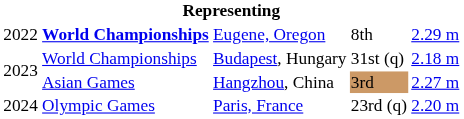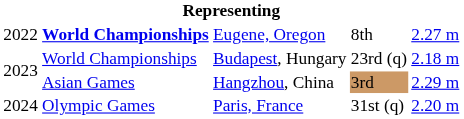(435, 34) 2.29 m -> (435, 34) 2.27 m
(377, 58) 31st (q) -> (379, 58) 23rd (q)
(435, 82) 2.27 m -> (435, 82) 2.29 m
(379, 105) 23rd (q) -> (377, 105) 31st (q)
